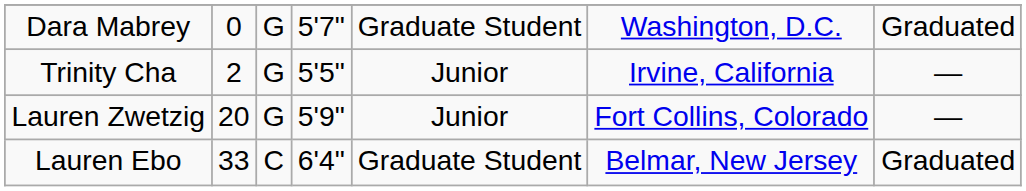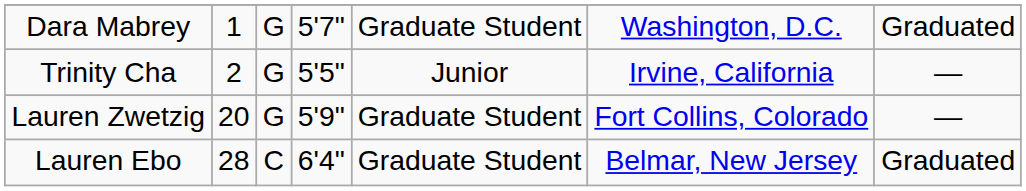(234, 26) 0 -> (234, 26) 1
(470, 116) Junior -> (470, 116) Graduate Student
(234, 161) 33 -> (234, 161) 28
